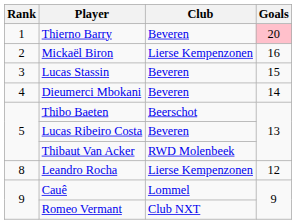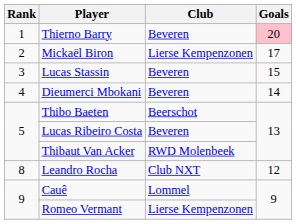(274, 53) 16 -> (274, 53) 17
(200, 170) Lierse Kempenzonen -> (174, 170) Club NXT
(174, 209) Club NXT -> (200, 209) Lierse Kempenzonen
